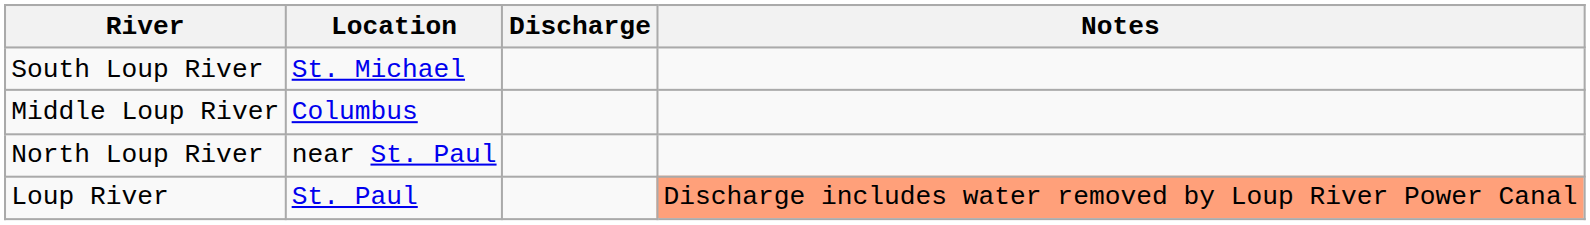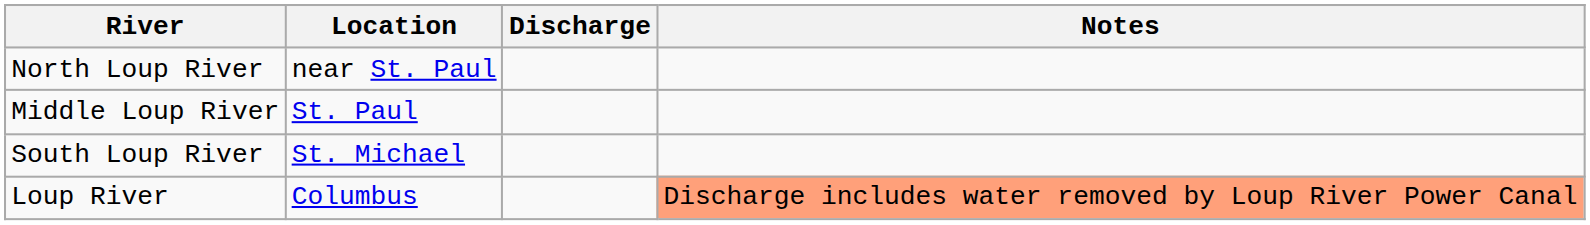rows swapped: (137, 69) <-> (137, 155)
(355, 112) Columbus -> (355, 112) St. Paul
(355, 198) St. Paul -> (355, 198) Columbus
